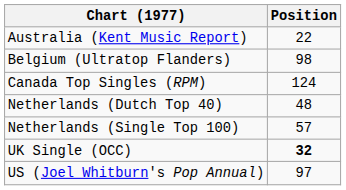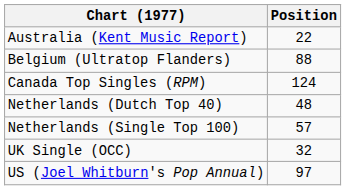(304, 61) 98 -> (304, 61) 88
(304, 151) bold -> (304, 151) normal
